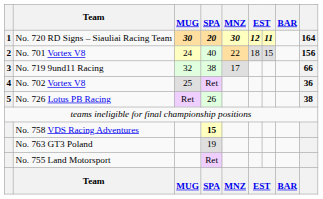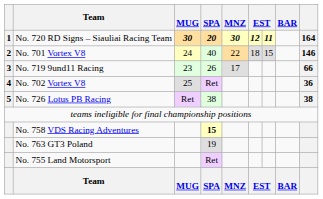(308, 53) 156 -> (308, 53) 146
(188, 68) 32 -> (188, 68) 23
(212, 68) 38 -> (212, 68) 26
(212, 98) 26 -> (212, 98) 38
